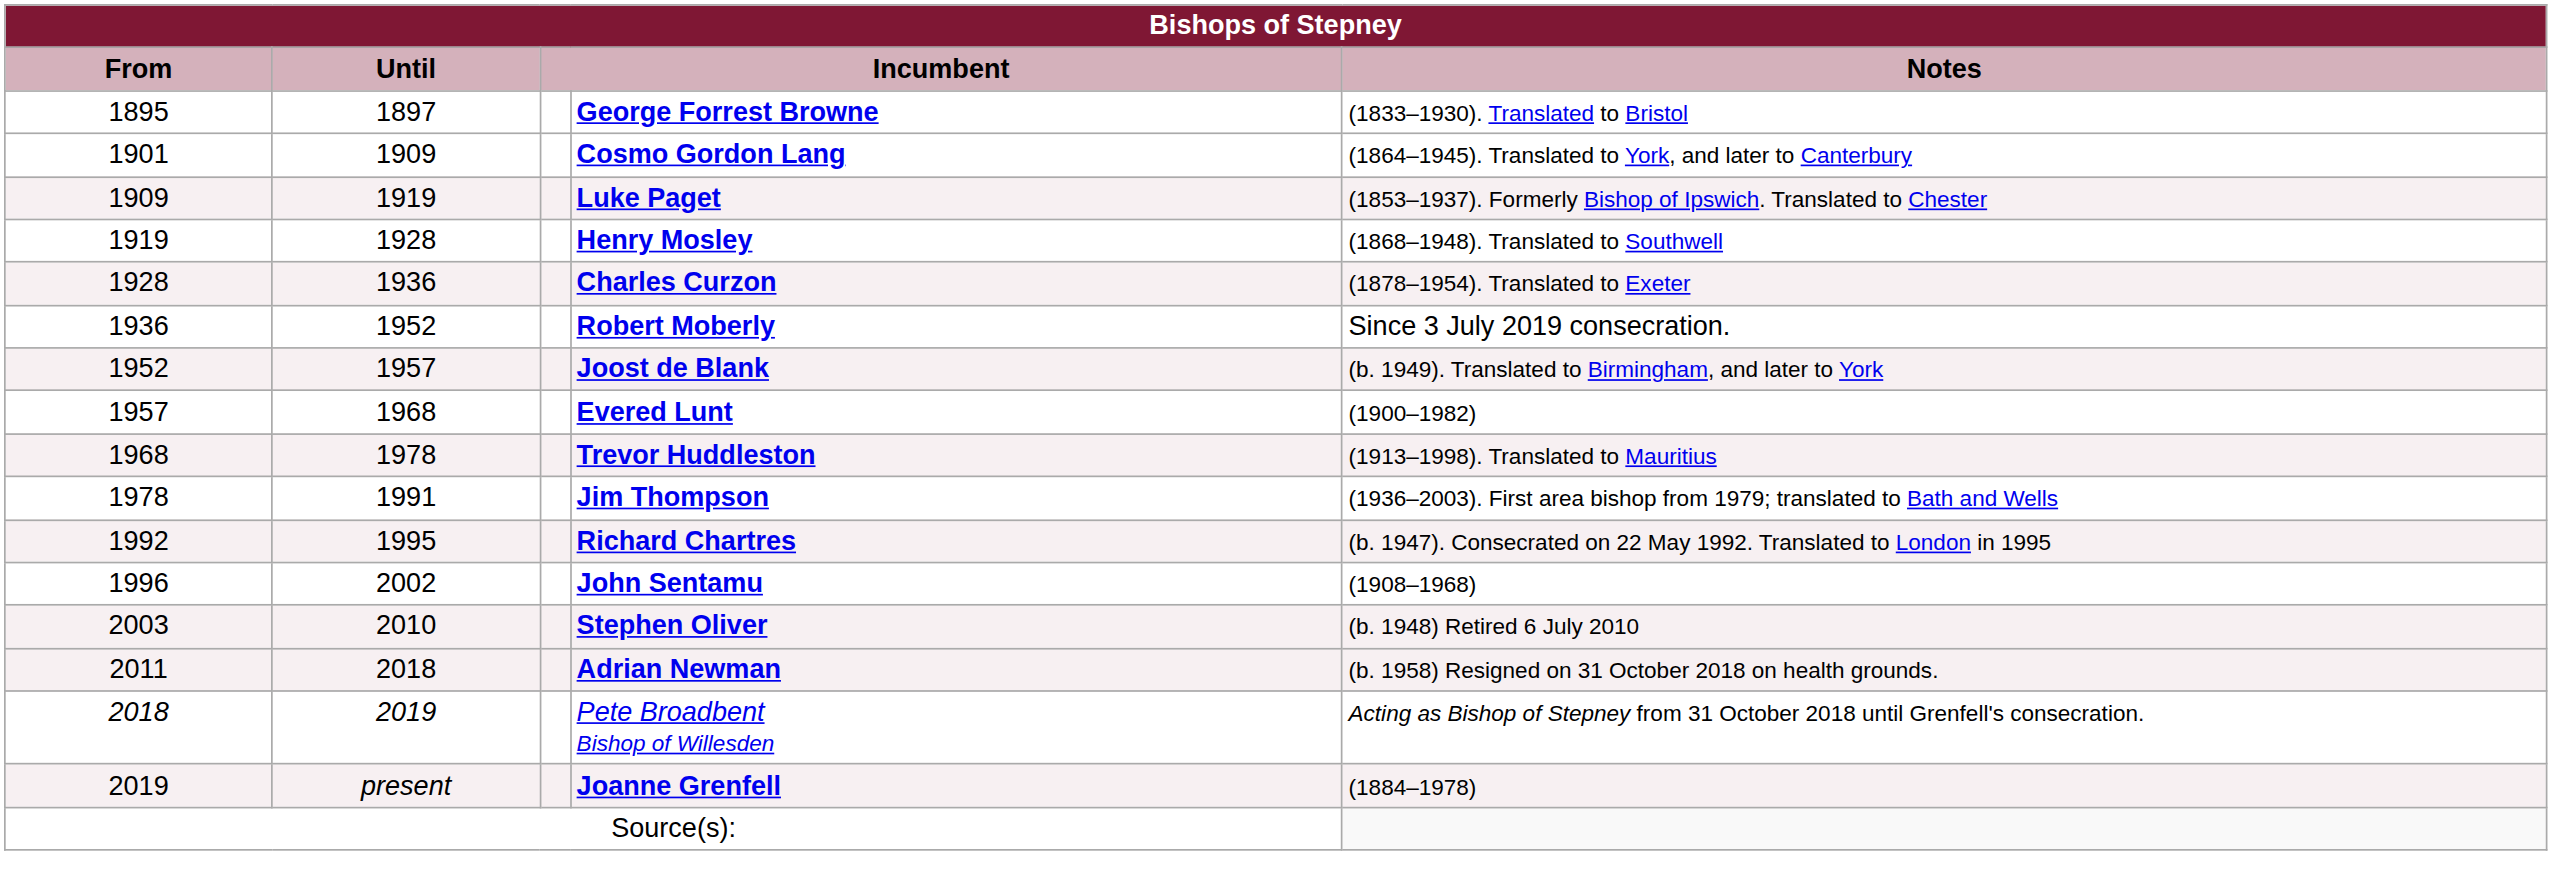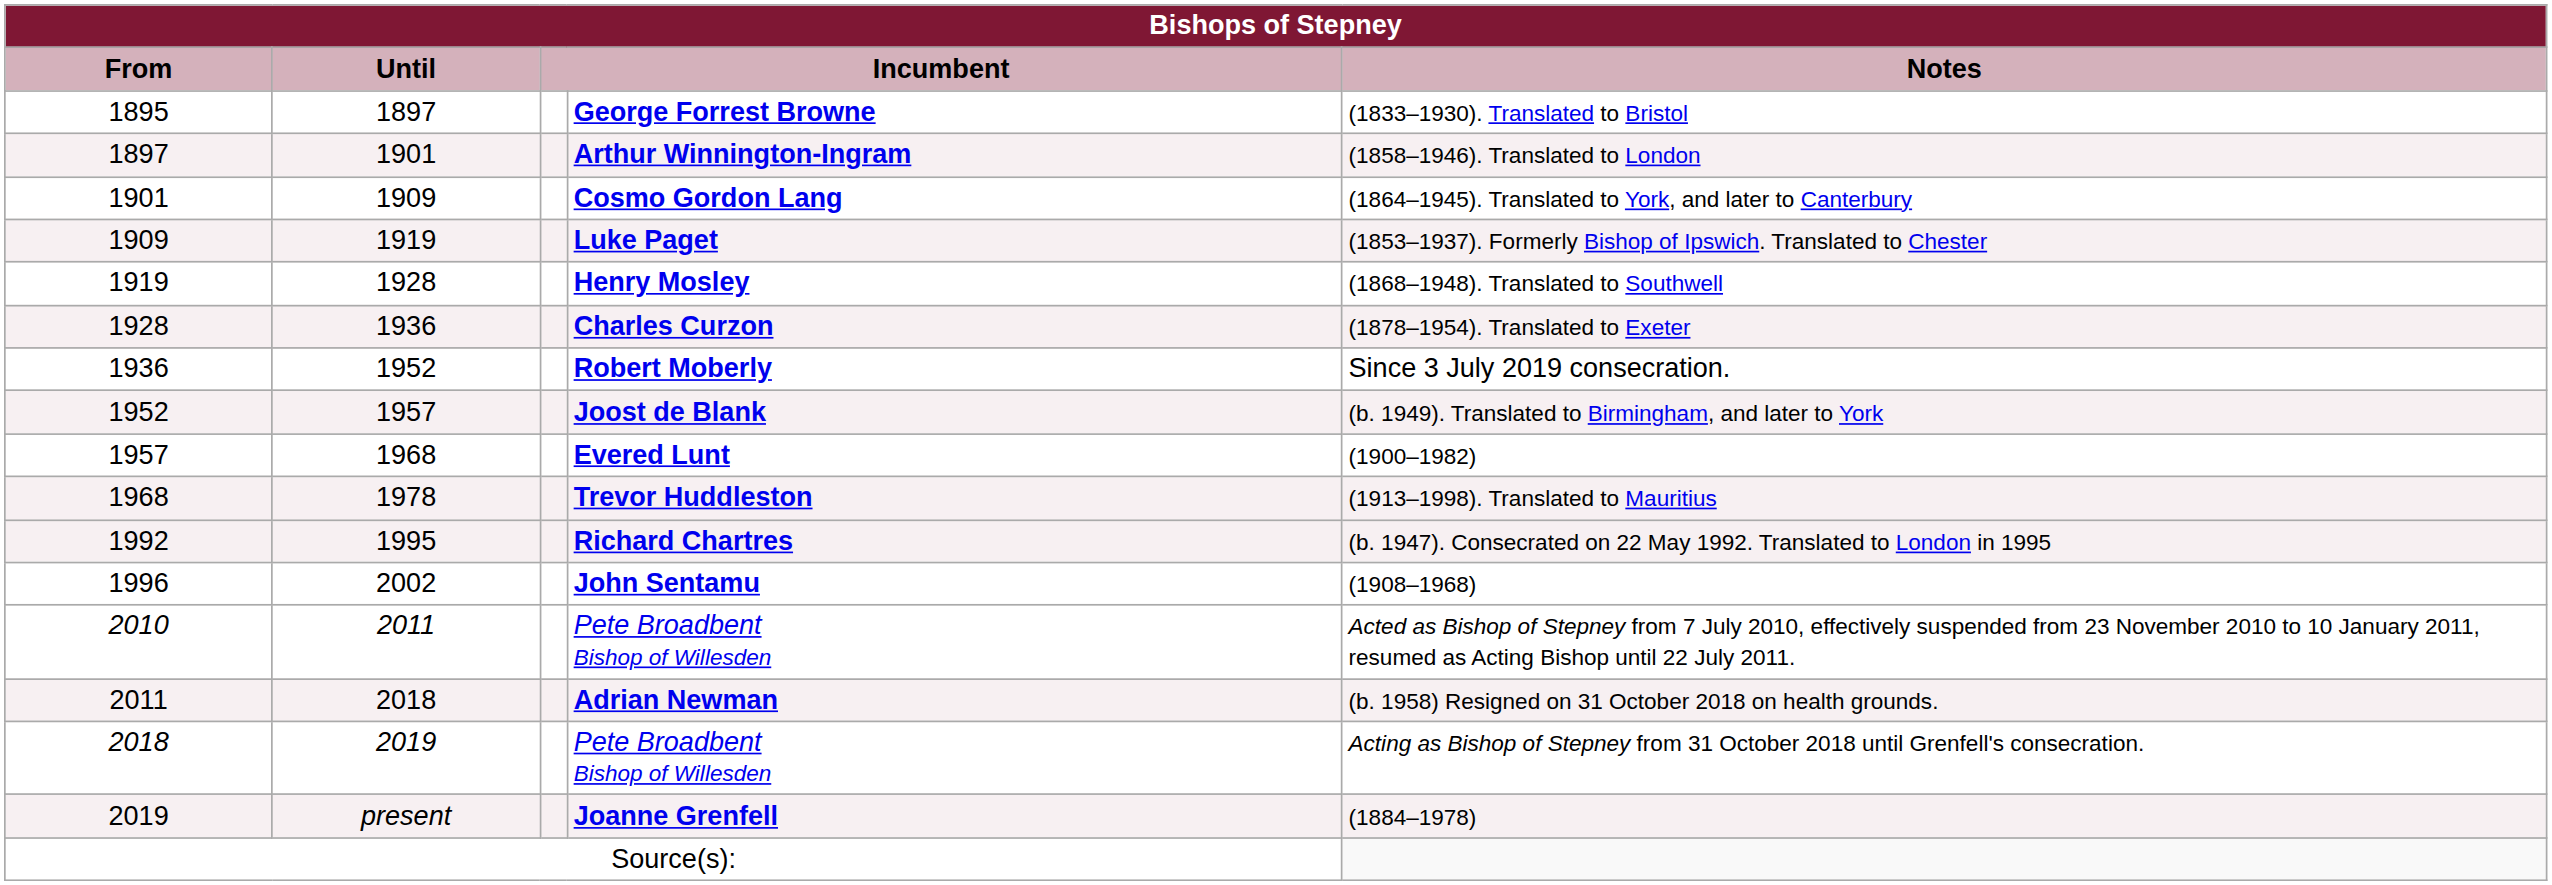+ row: (139, 154)
- row: (139, 497)
- row: (139, 626)
+ row: (139, 626)
